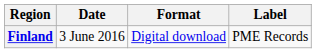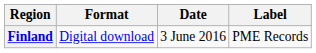columns swapped: (92, 15) <-> (179, 15)
